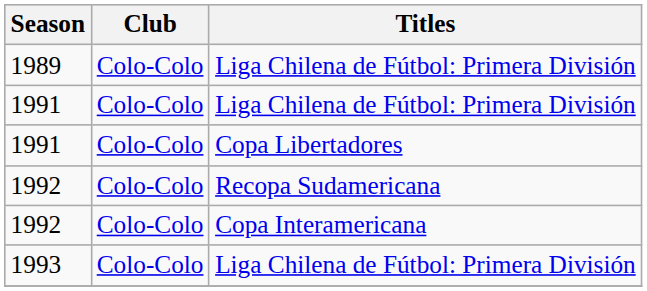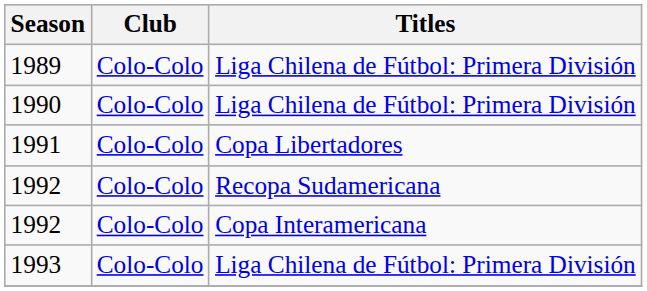+ row: (36, 104)
- row: (36, 104)
